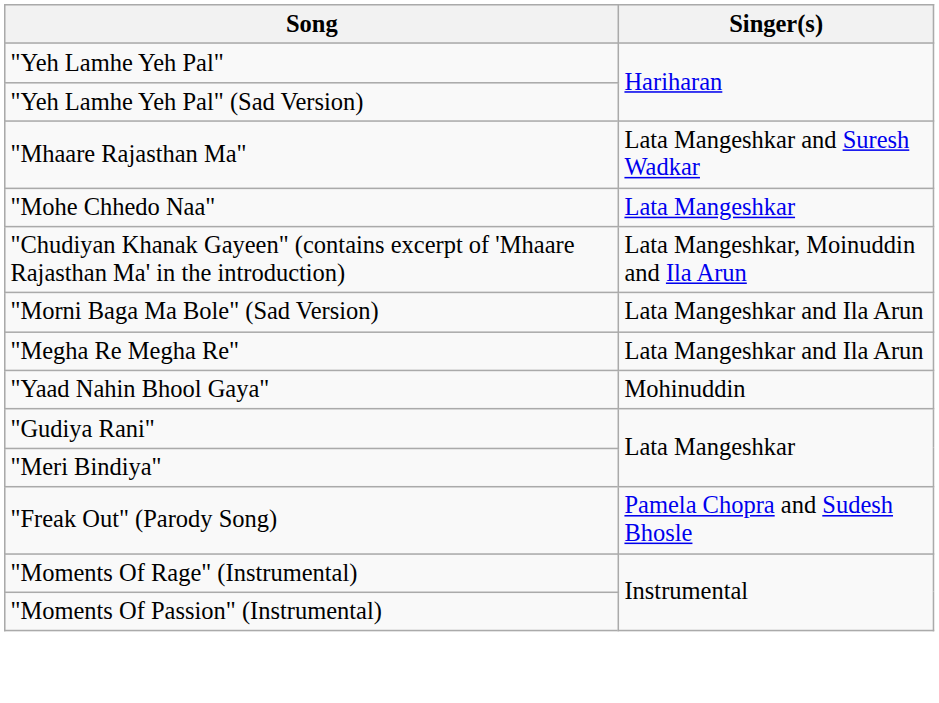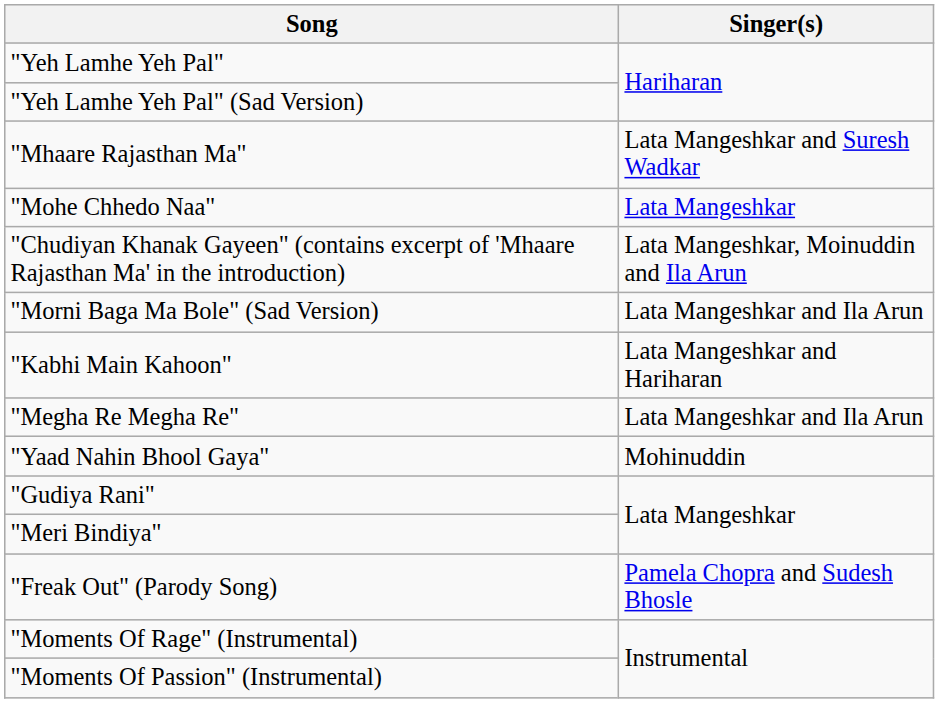+ row: (121, 364)
